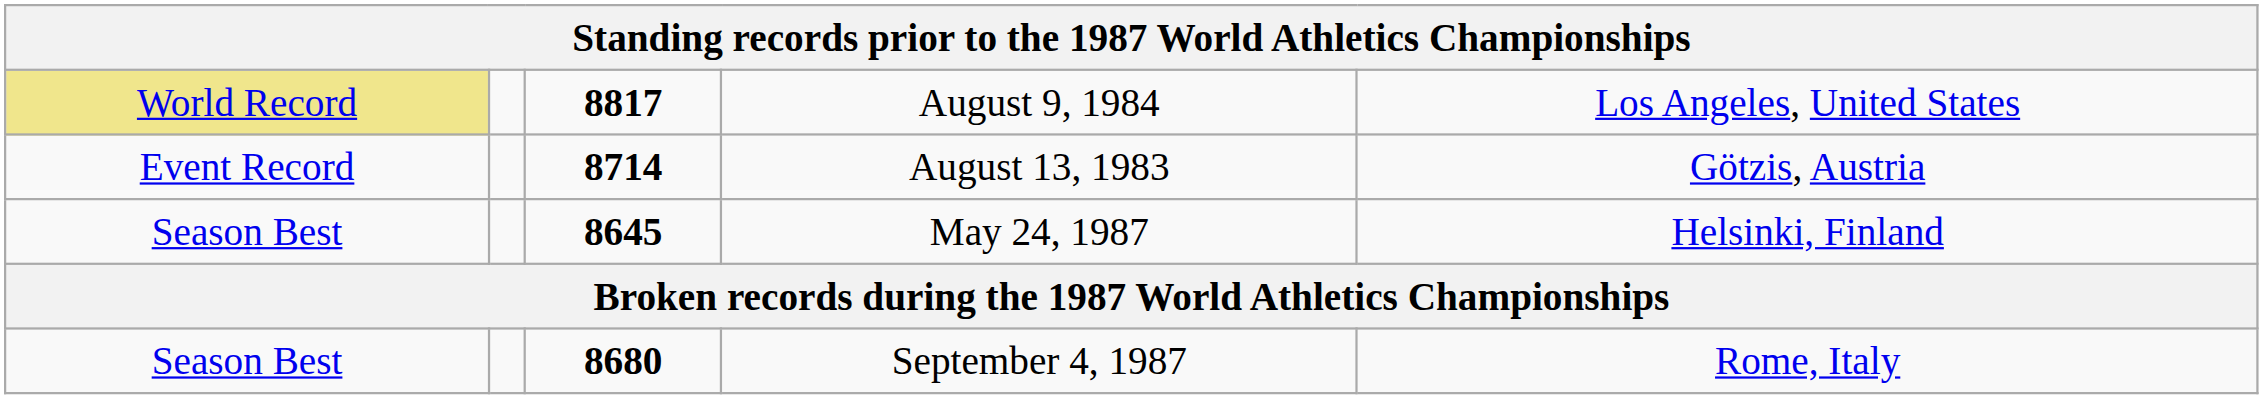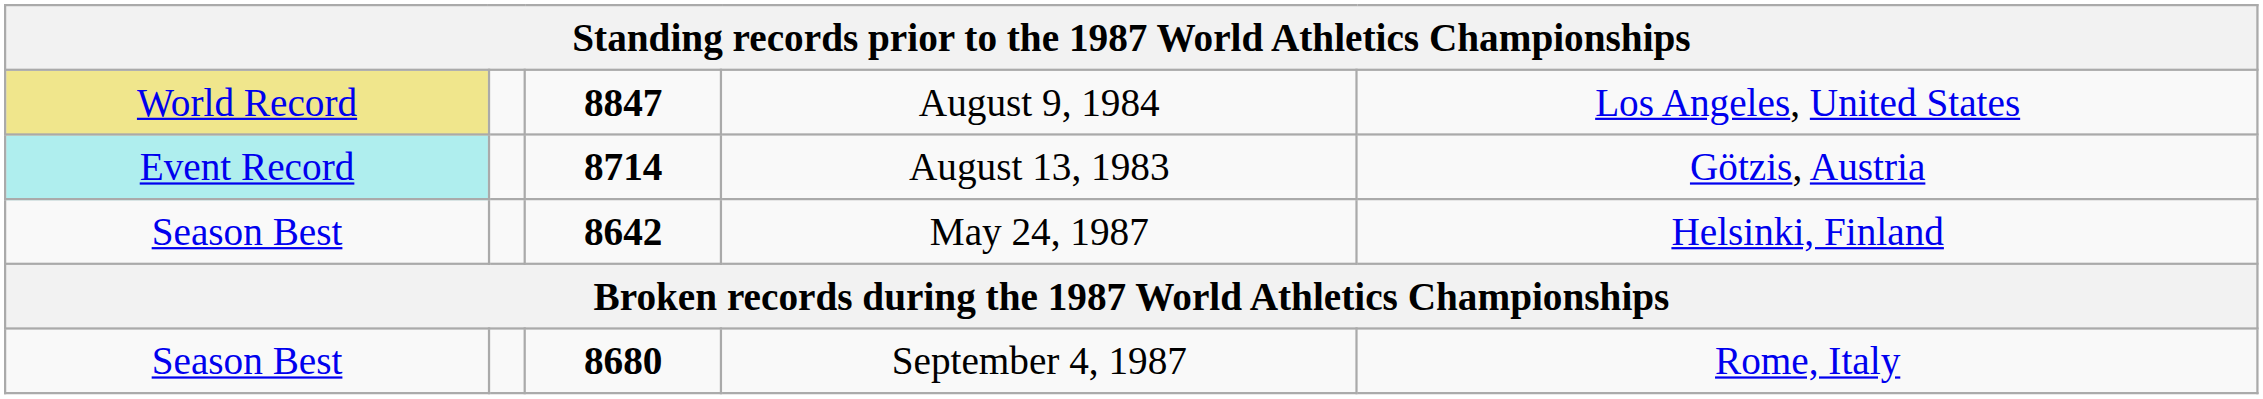(623, 101) 8817 -> (623, 101) 8847
(247, 165) no background -> (247, 165) paleturquoise background
(623, 230) 8645 -> (623, 230) 8642
